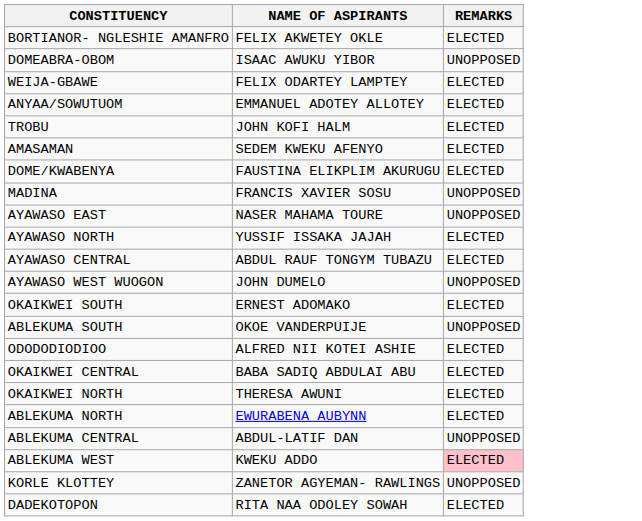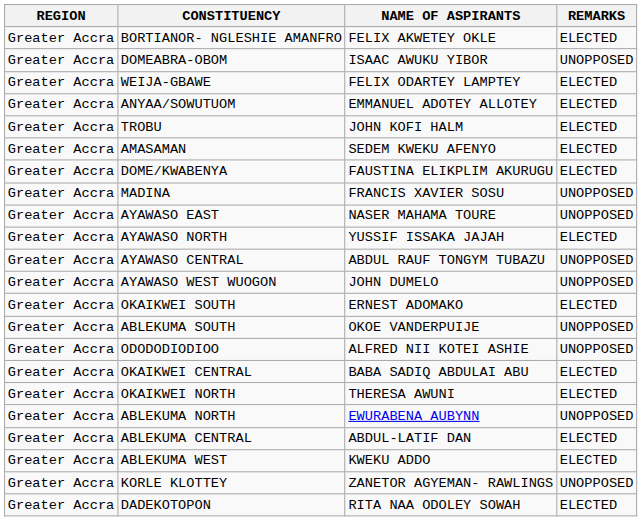+ column: (61, 16)
(475, 260) ELECTED -> (597, 260) UNOPPOSED
(475, 349) ELECTED -> (597, 349) UNOPPOSED
(475, 416) ELECTED -> (597, 416) UNOPPOSED
(484, 438) UNOPPOSED -> (588, 438) ELECTED
(475, 461) pink background -> (588, 461) no background
